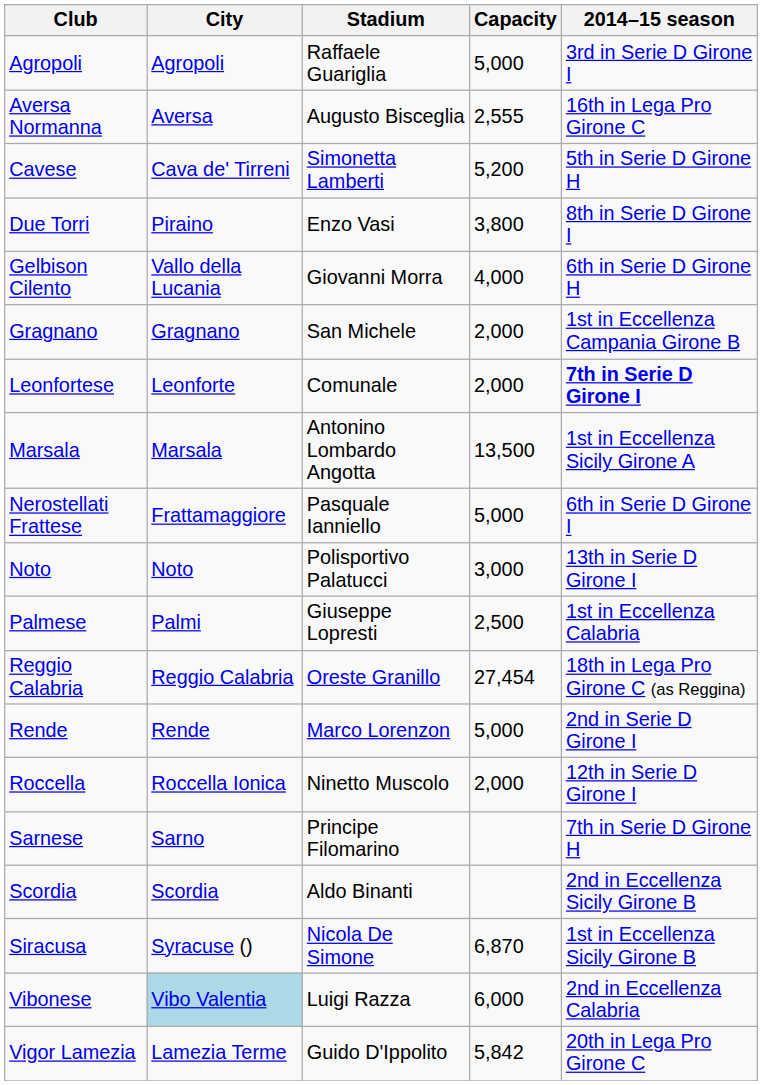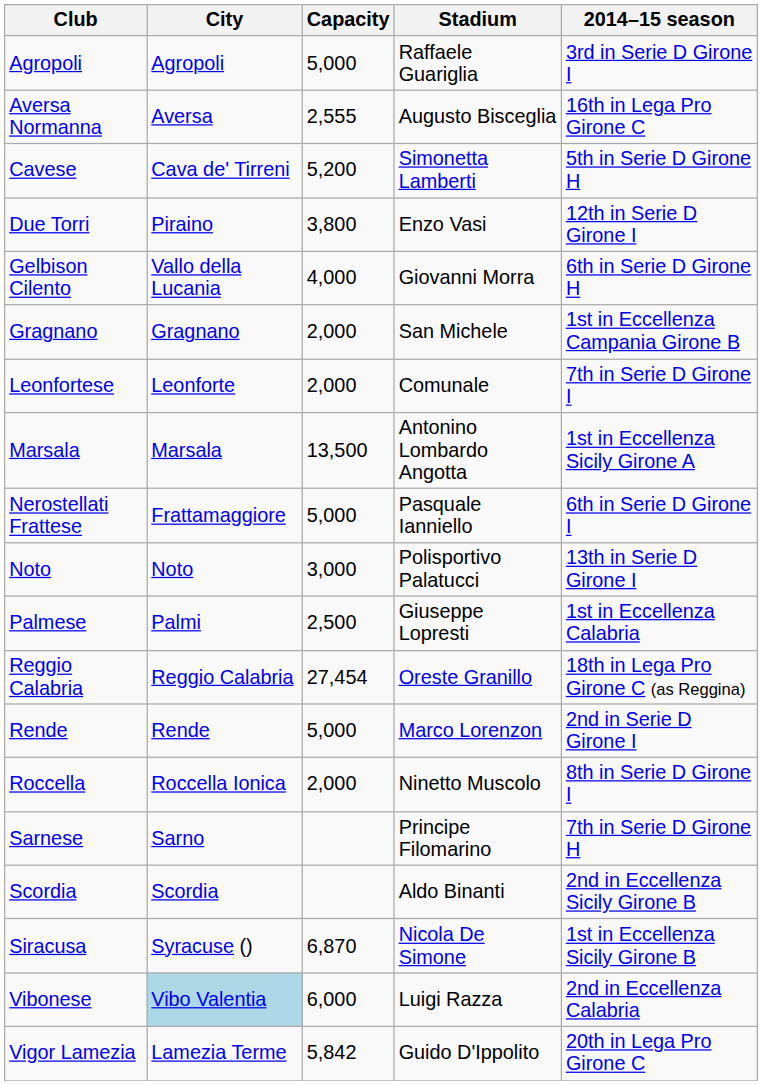columns swapped: (386, 20) <-> (515, 20)
(659, 224) 8th in Serie D Girone I -> (631, 224) 12th in Serie D Girone I
(629, 385) bold -> (659, 385) normal
(631, 784) 12th in Serie D Girone I -> (659, 784) 8th in Serie D Girone I
